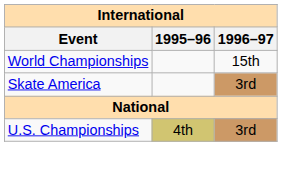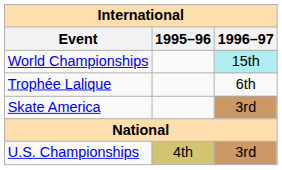(246, 61) no background -> (246, 61) paleturquoise background
+ row: (60, 84)
